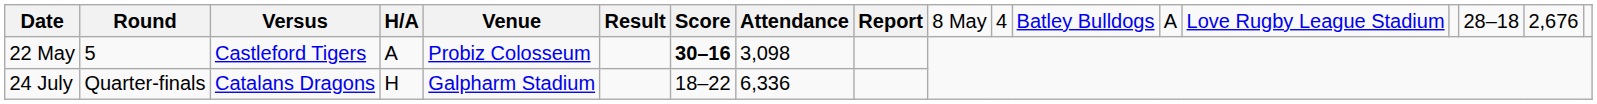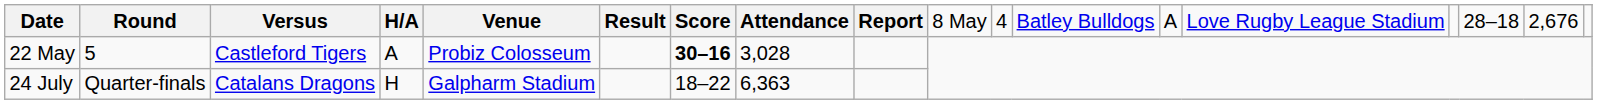(765, 53) 3,098 -> (765, 53) 3,028
(765, 84) 6,336 -> (765, 84) 6,363
